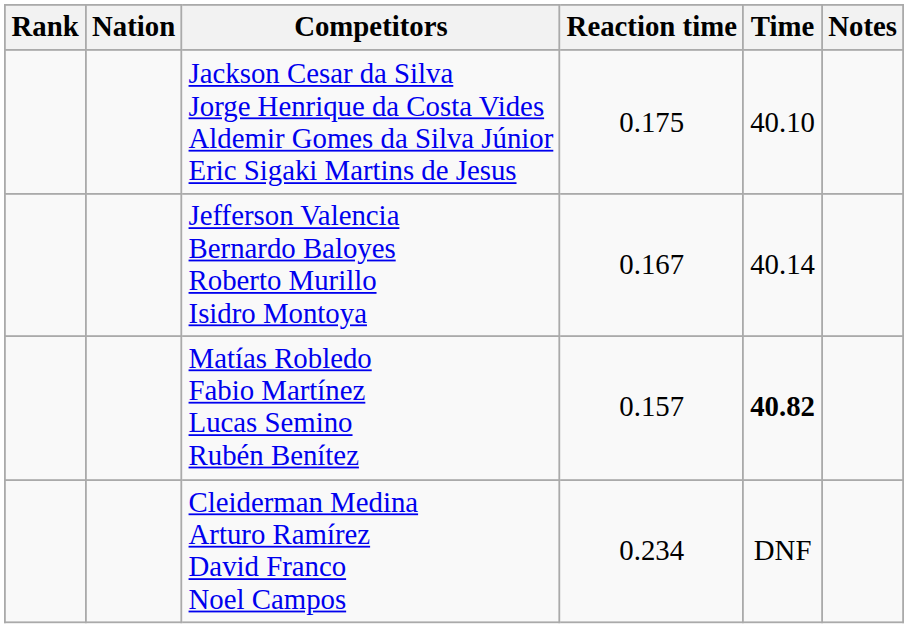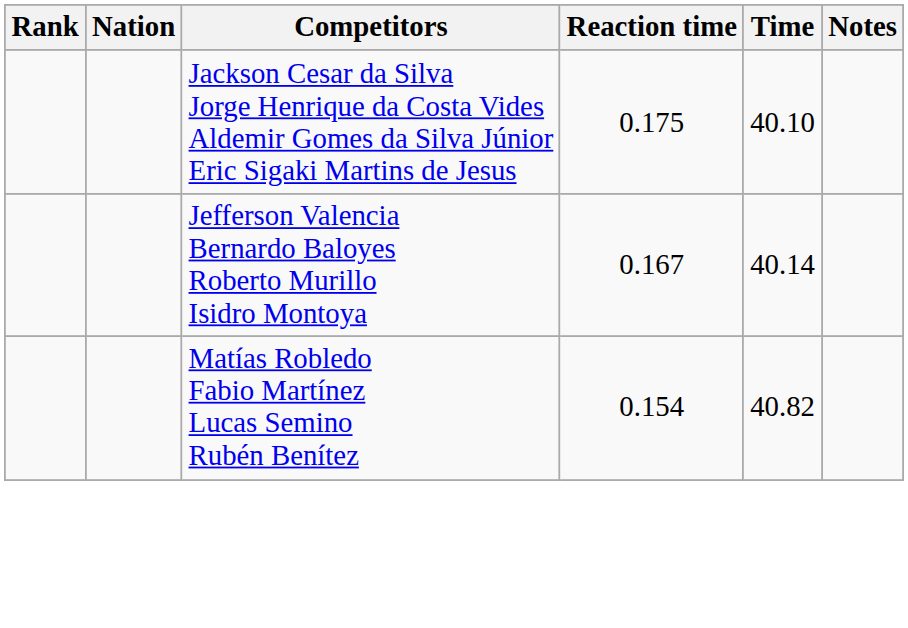(652, 407) 0.157 -> (652, 407) 0.154
(783, 407) bold -> (783, 407) normal
- row: (303, 550)
